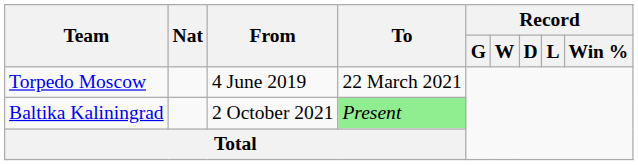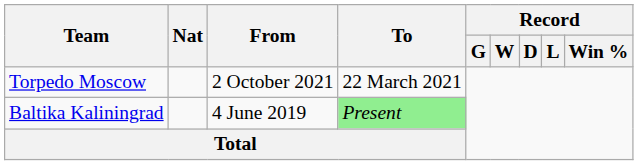(259, 81) 4 June 2019 -> (273, 81) 2 October 2021
(273, 112) 2 October 2021 -> (259, 112) 4 June 2019
